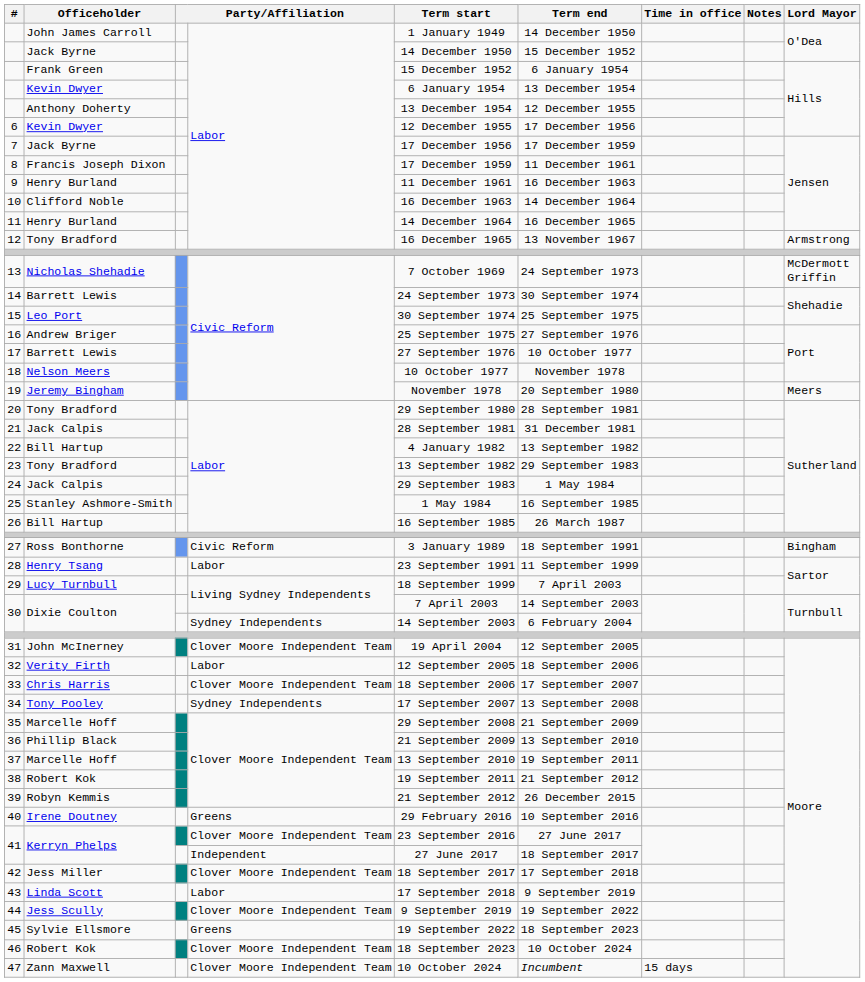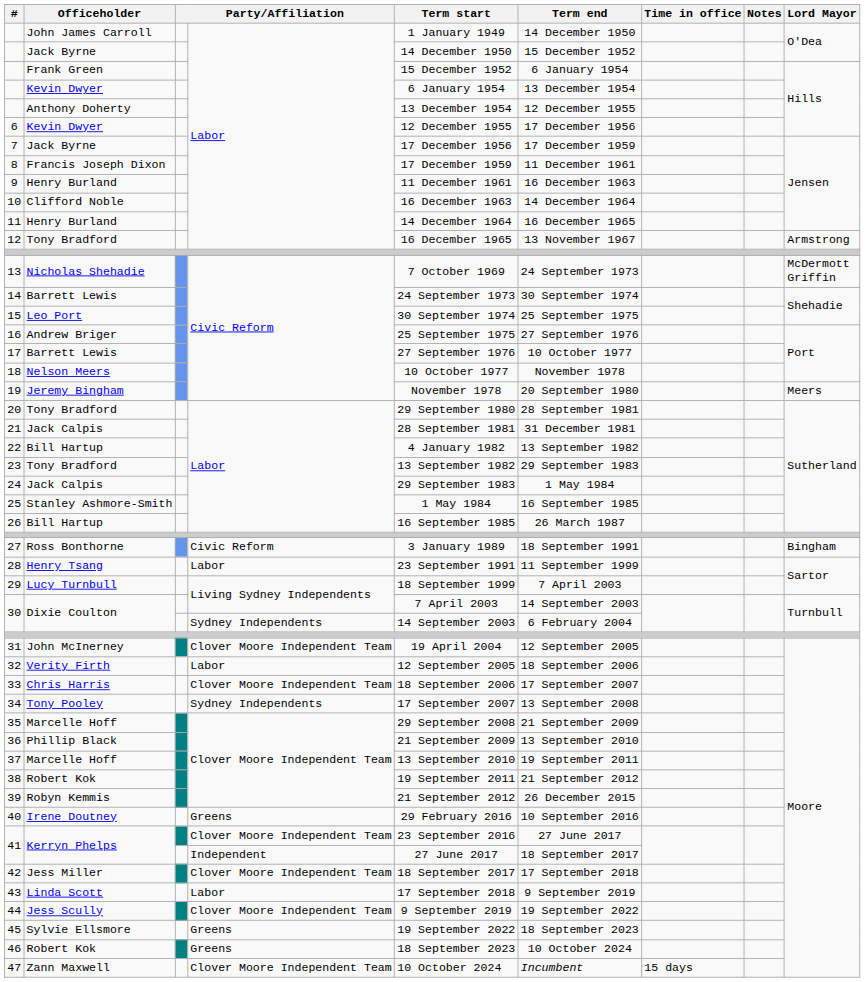(291, 949) Clover Moore Independent Team -> (211, 949) Greens
